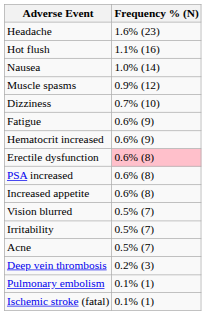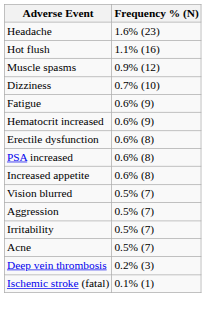- row: (24, 67)
(134, 157) pink background -> (134, 139) no background
+ row: (33, 211)
- row: (56, 283)
